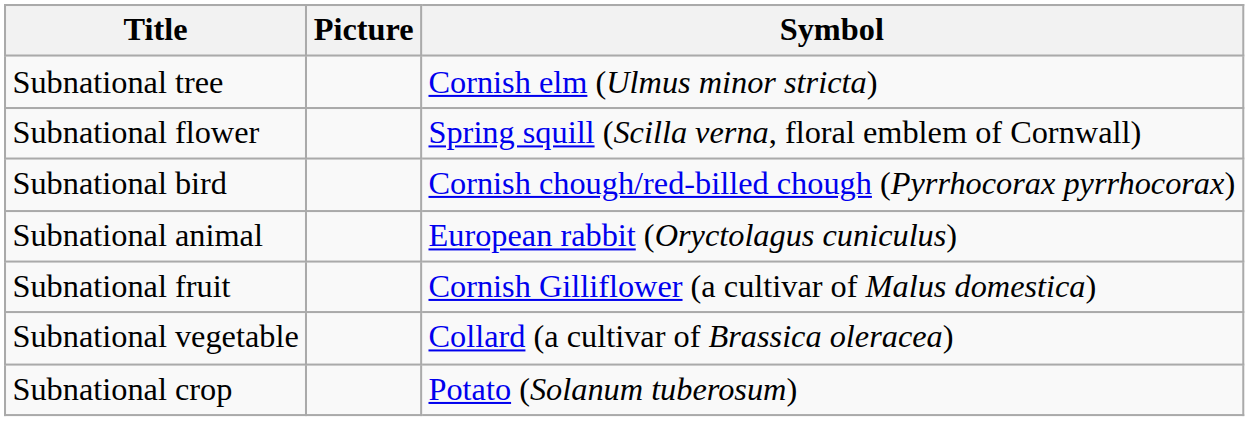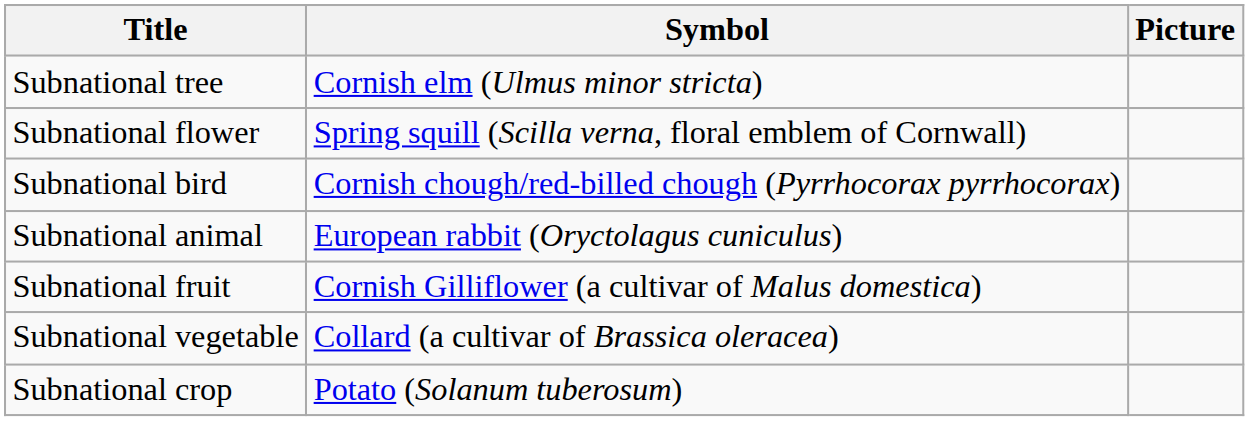columns swapped: (832, 30) <-> (364, 30)
